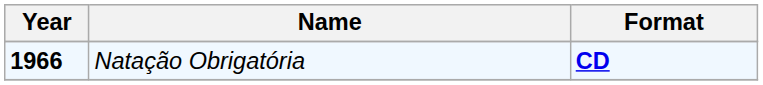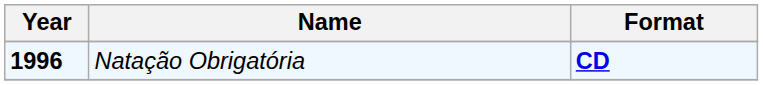(36, 60) 1966 -> (36, 60) 1996
